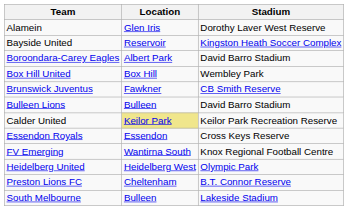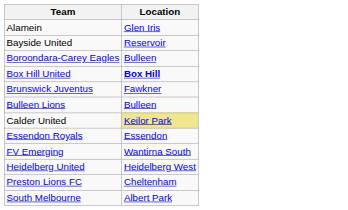- column: (271, 12)
(148, 58) Albert Park -> (140, 58) Bulleen
(140, 74) normal -> (142, 74) bold
(140, 197) Bulleen -> (148, 197) Albert Park
